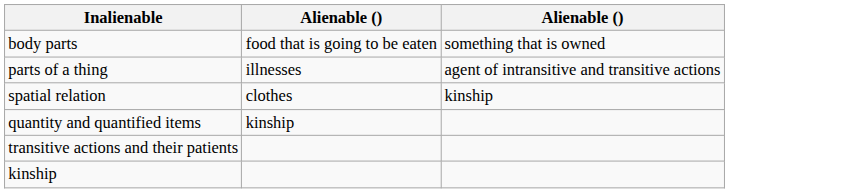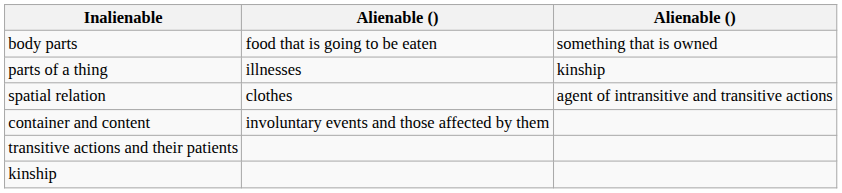(583, 69) agent of intransitive and transitive actions -> (581, 69) kinship
(469, 95) kinship -> (695, 95) agent of intransitive and transitive actions
+ row: (79, 122)
- row: (105, 122)
